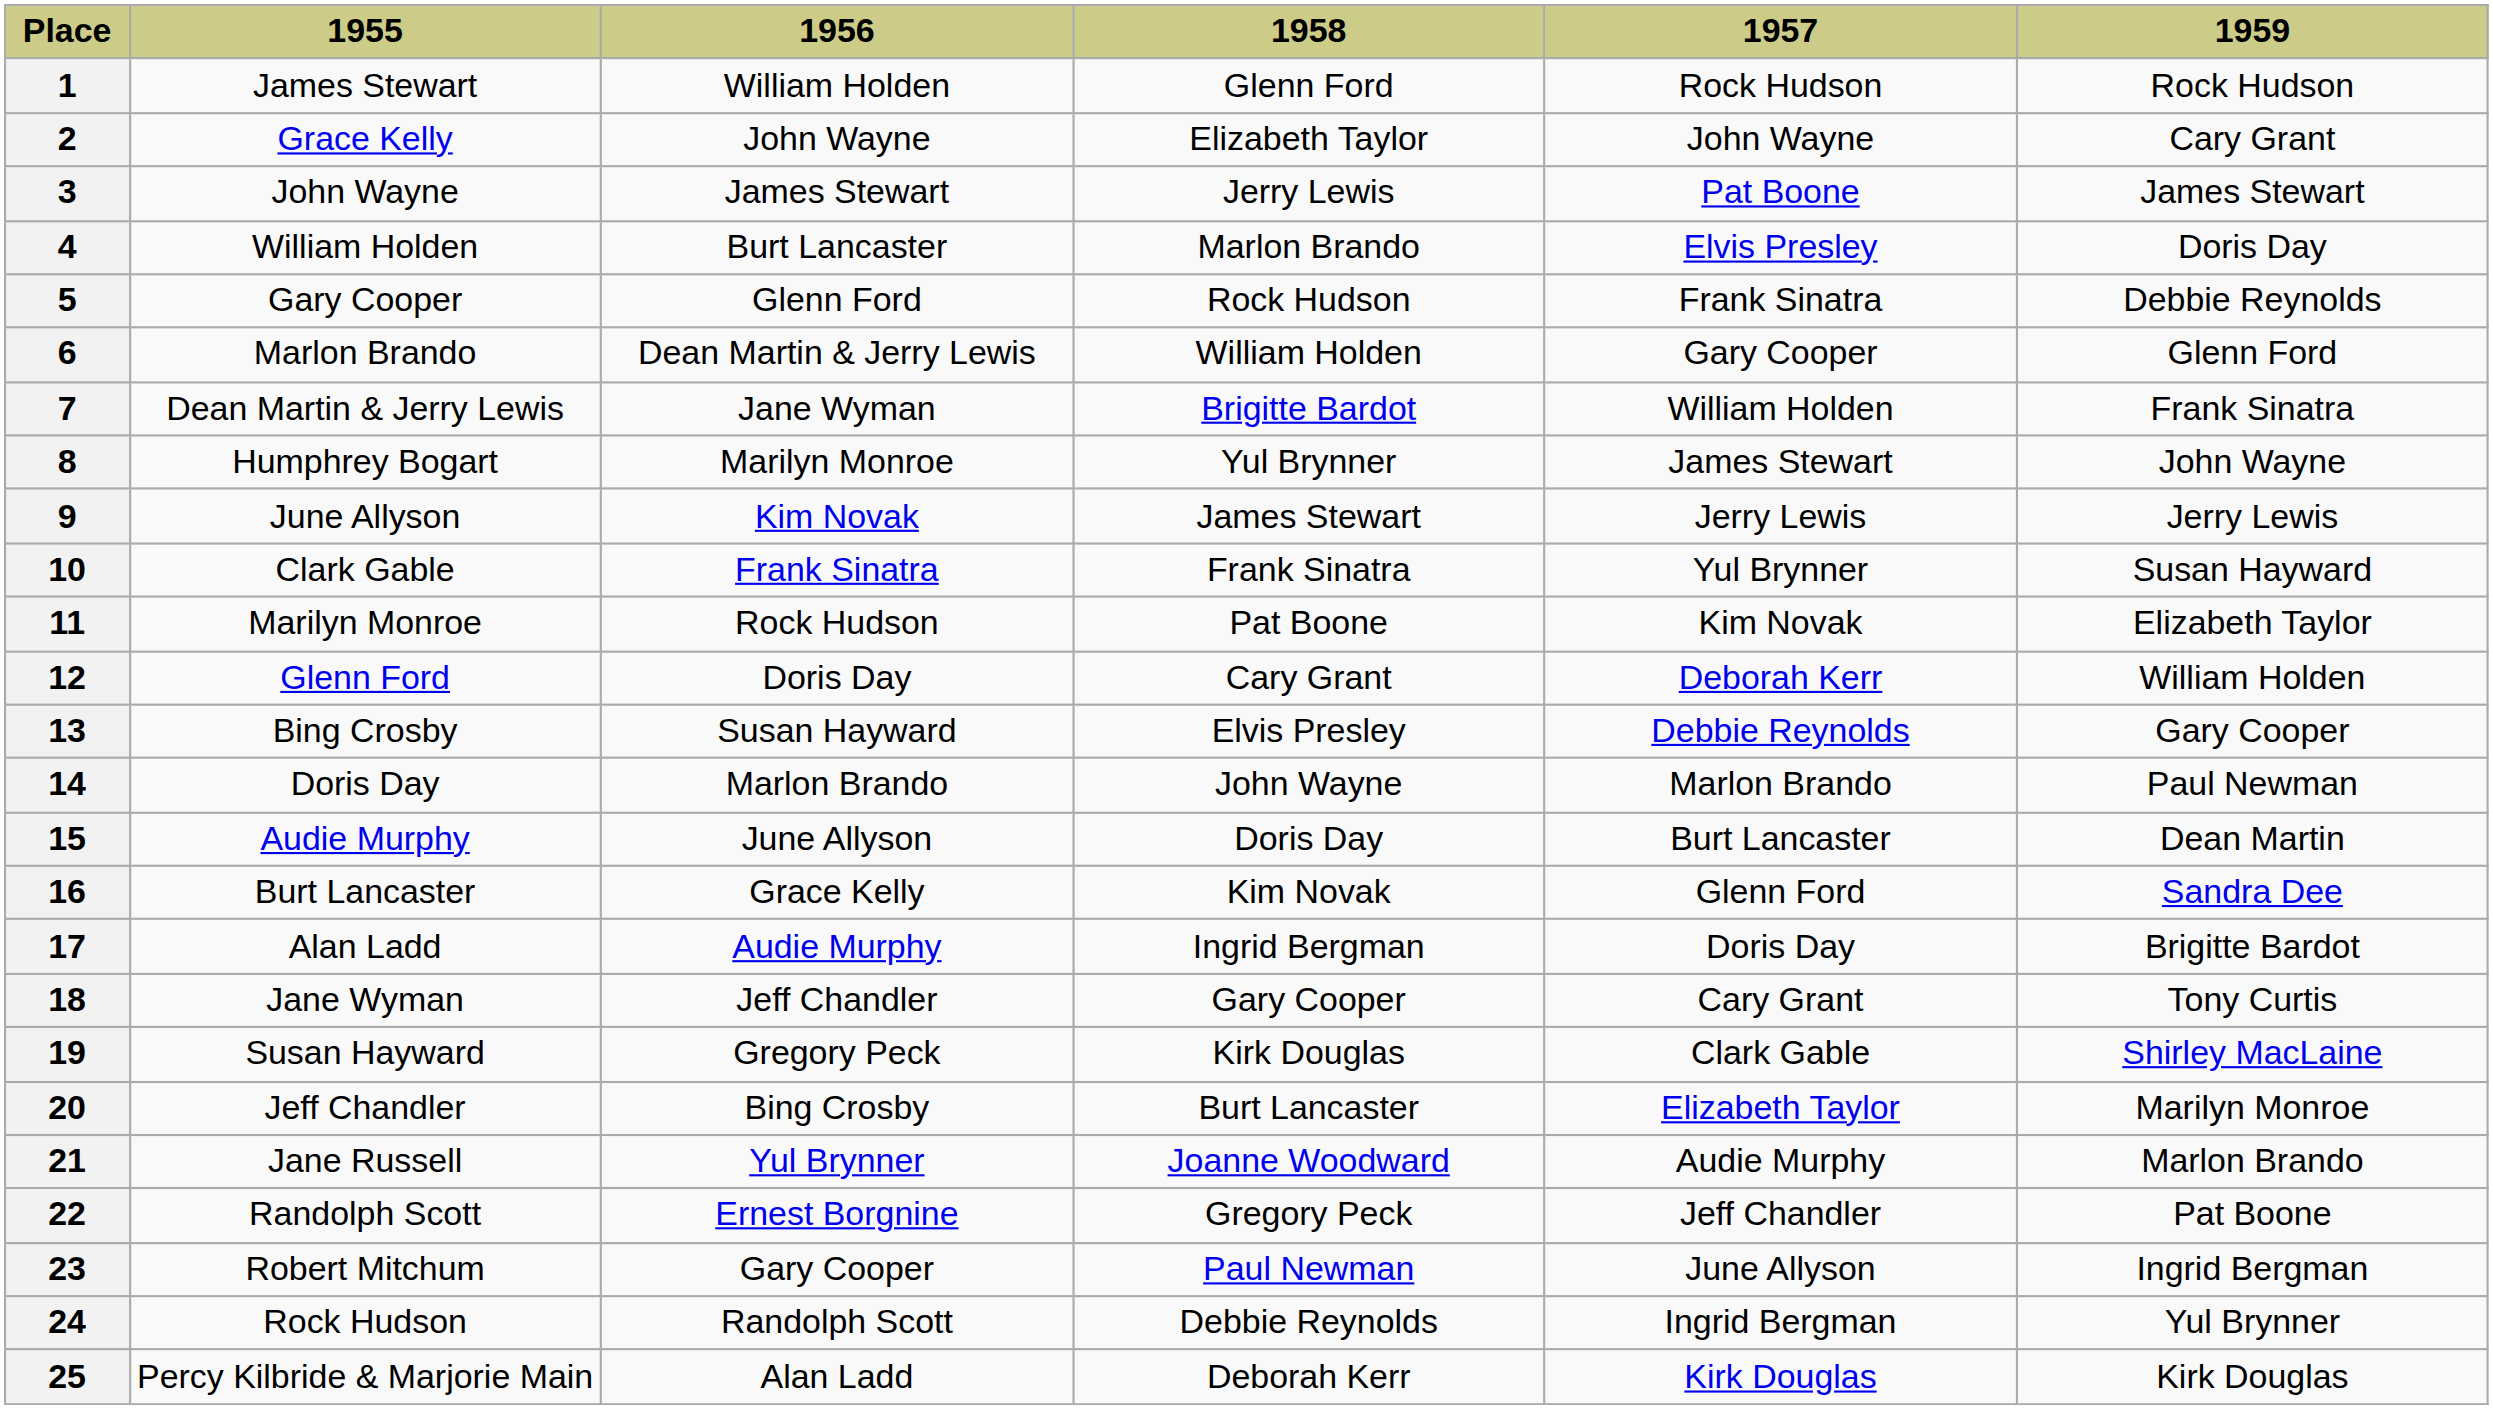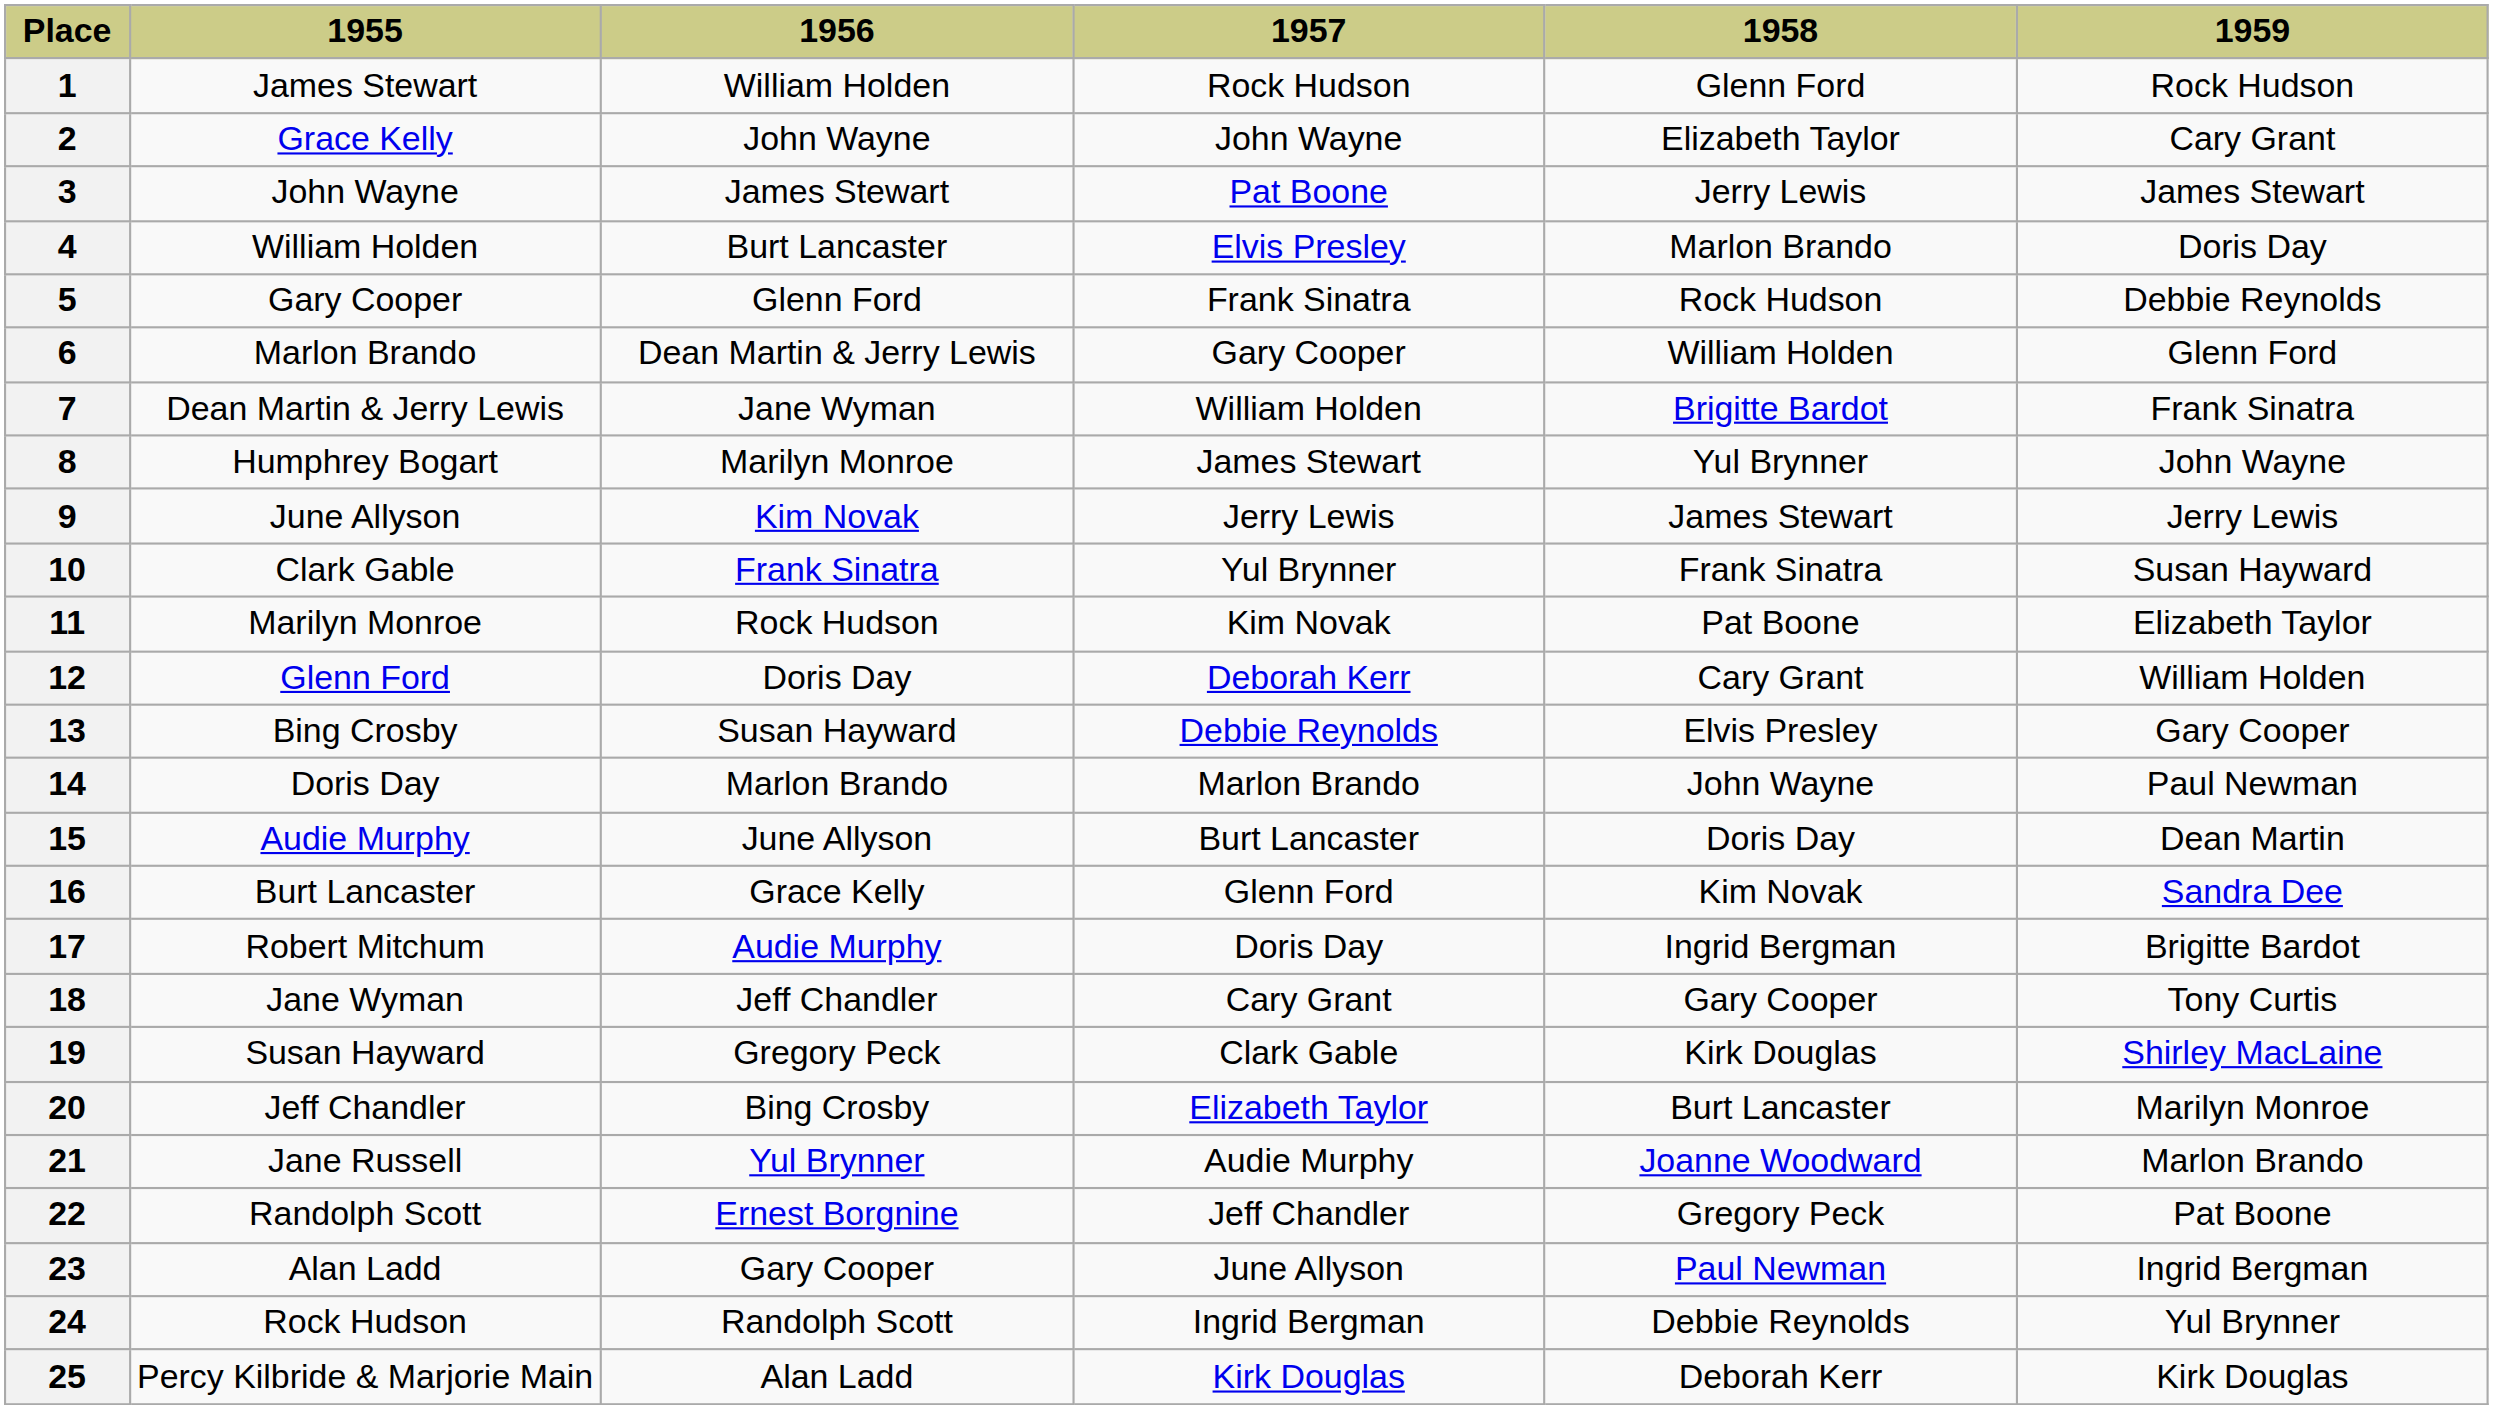columns swapped: (1780, 31) <-> (1309, 31)
(365, 945) Alan Ladd -> (365, 945) Robert Mitchum
(365, 1268) Robert Mitchum -> (365, 1268) Alan Ladd
